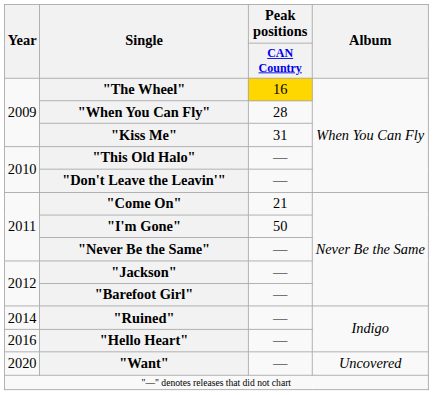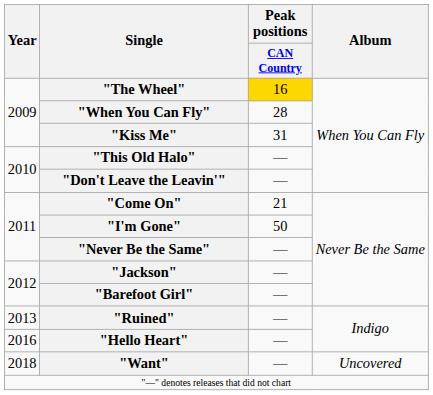(22, 317) 2014 -> (22, 317) 2013
(22, 363) 2020 -> (22, 363) 2018
